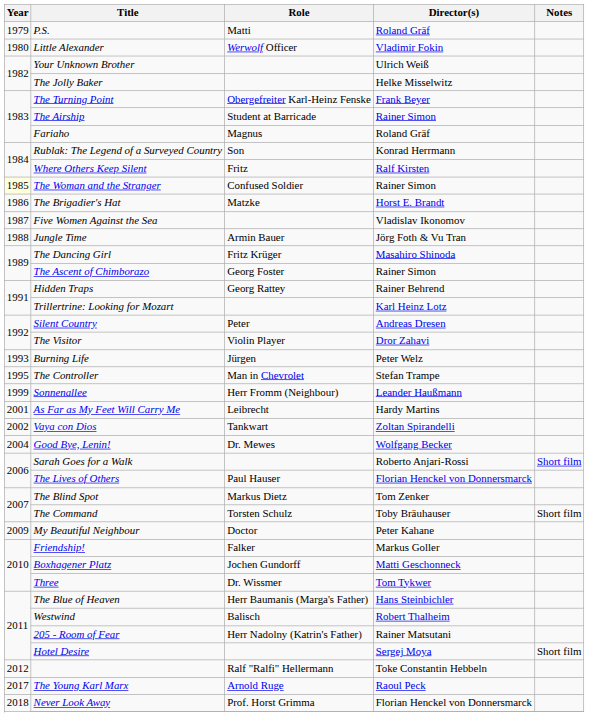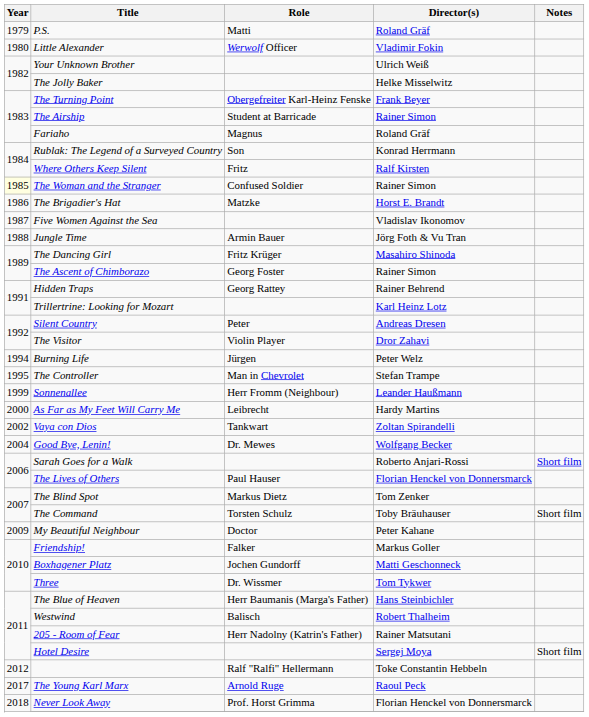(18, 358) 1993 -> (18, 358) 1994
(18, 409) 2001 -> (18, 409) 2000
